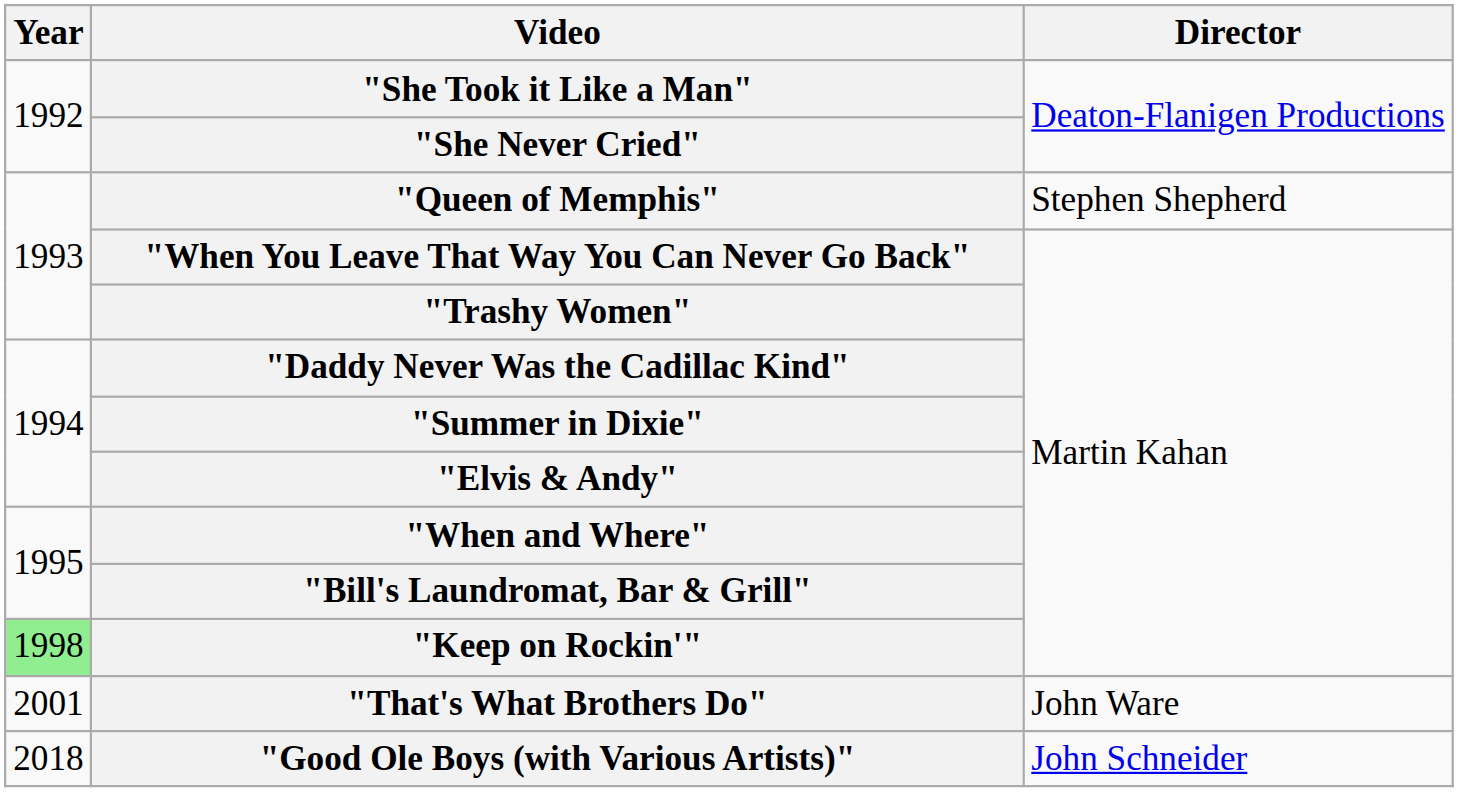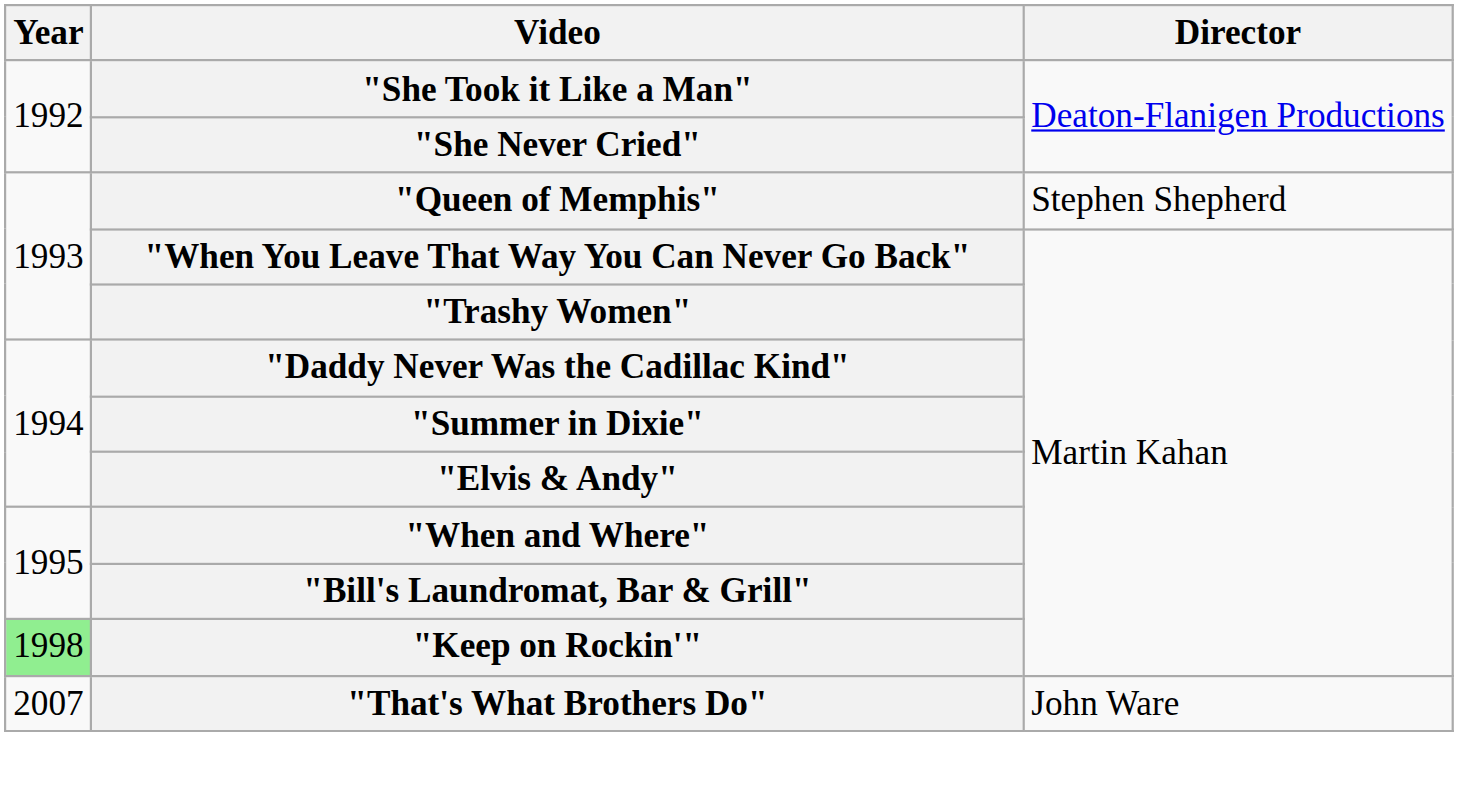(48, 702) 2001 -> (48, 702) 2007
- row: (557, 758)
